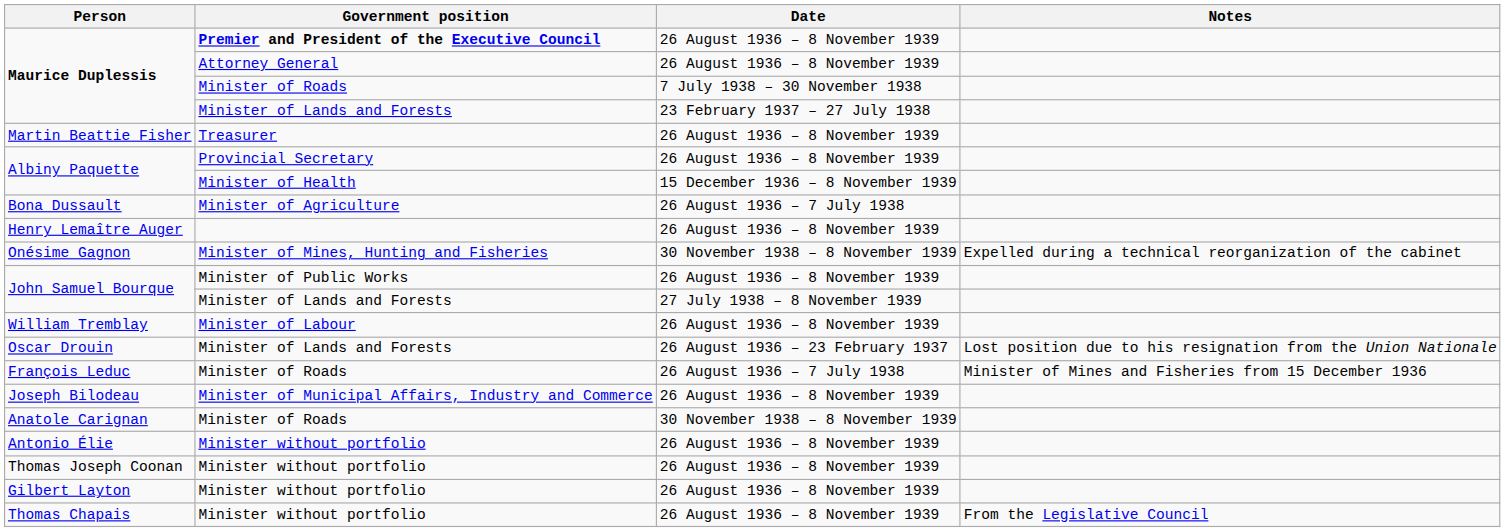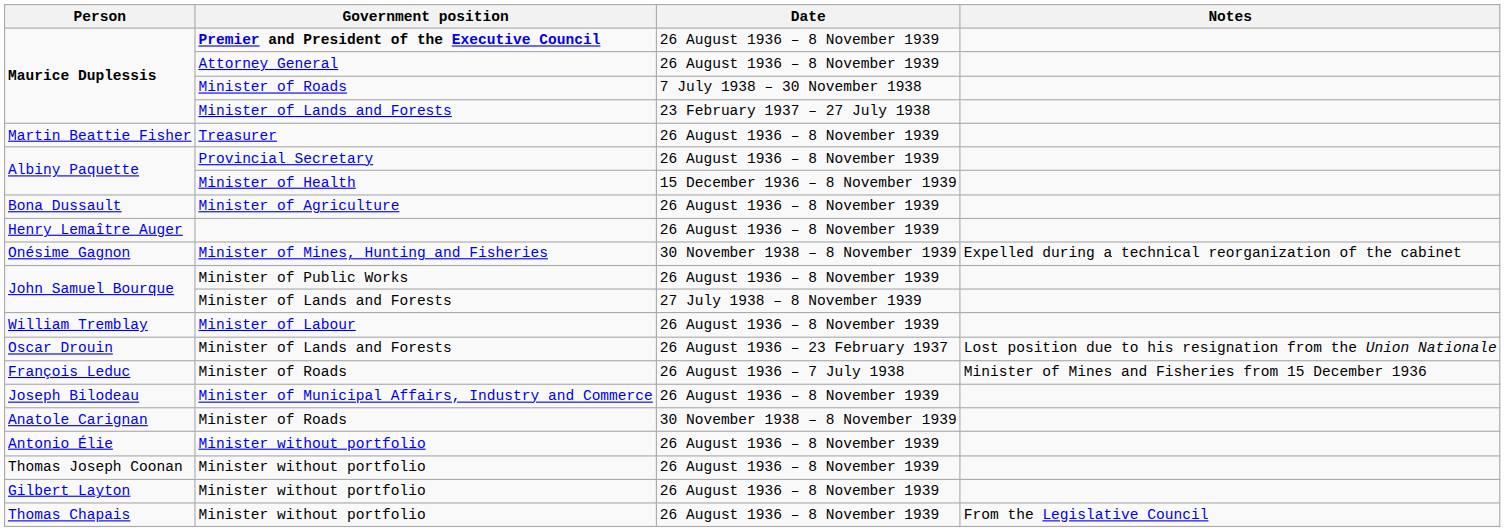(782, 206) 26 August 1936 – 7 July 1938 -> (800, 206) 26 August 1936 – 8 November 1939
